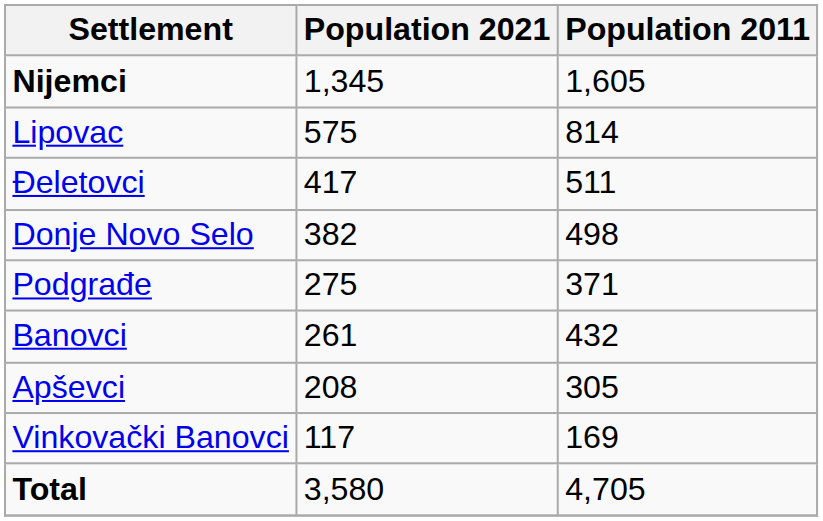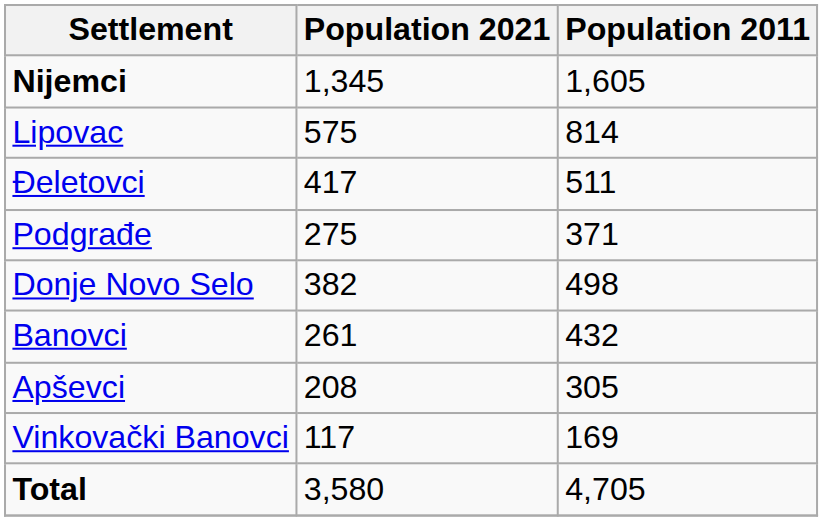rows swapped: (133, 234) <-> (82, 285)
